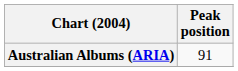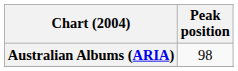(205, 54) 91 -> (205, 54) 98
